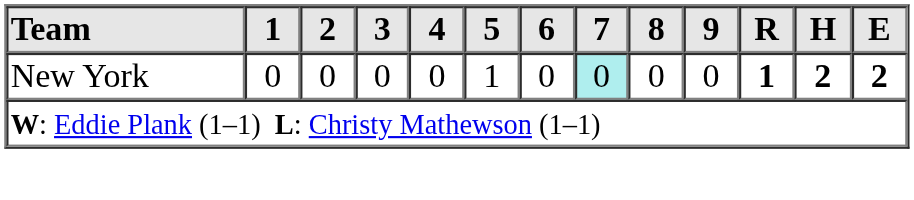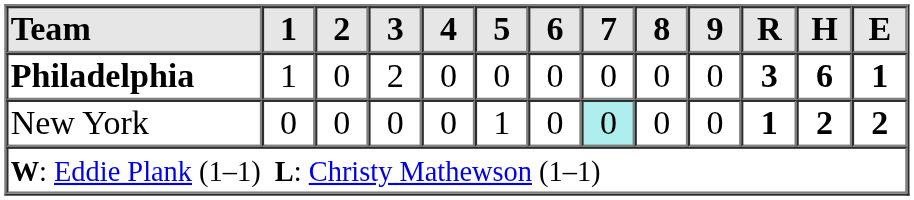+ row: (102, 75)
